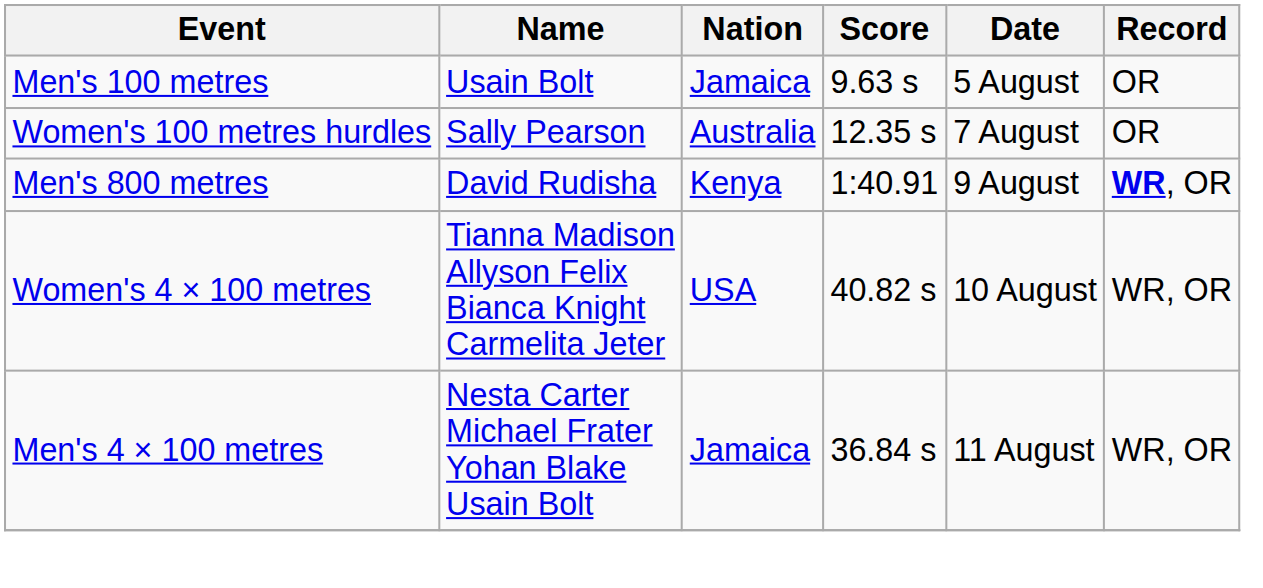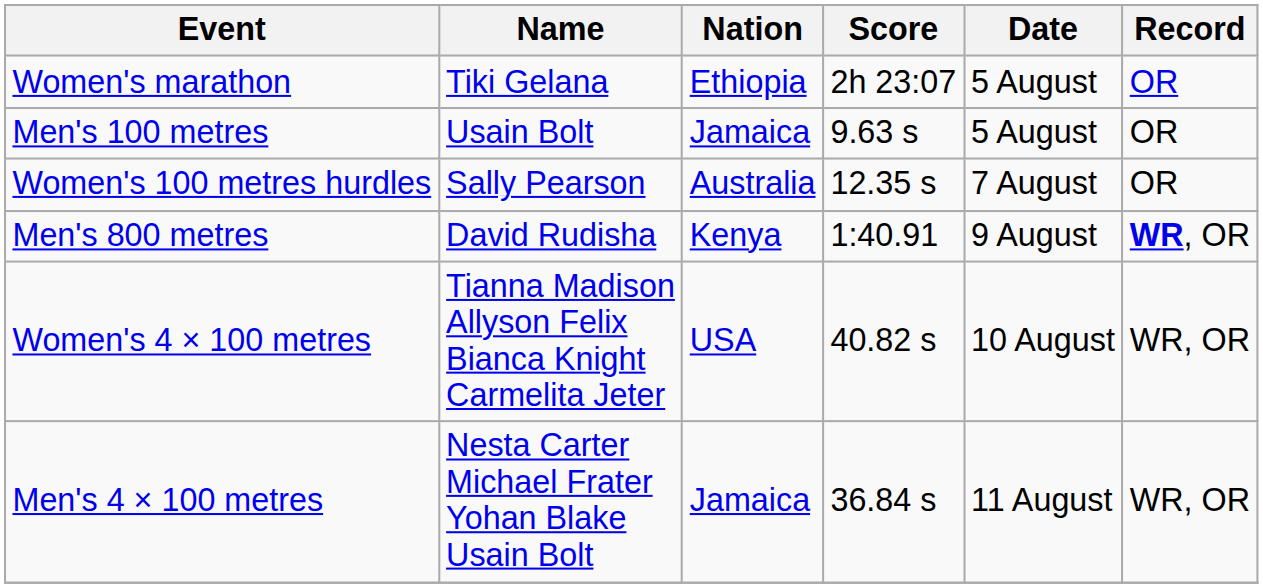+ row: (152, 81)
